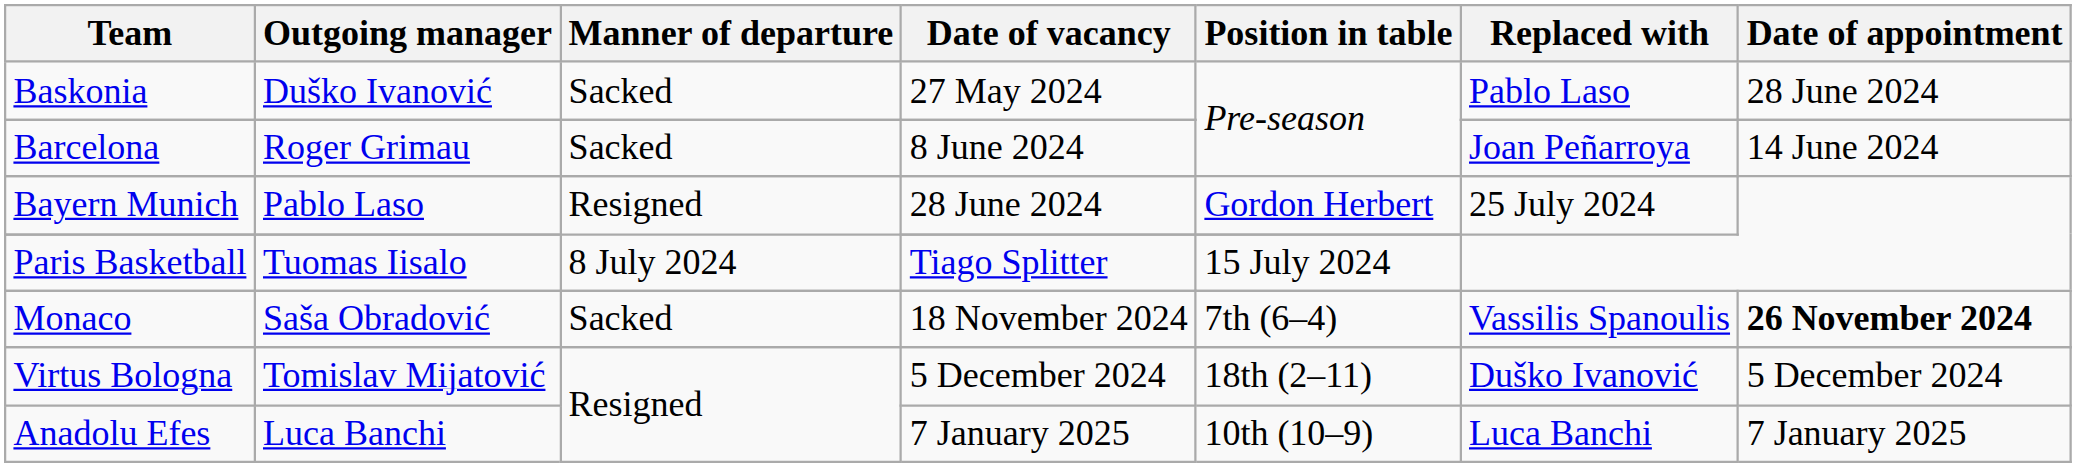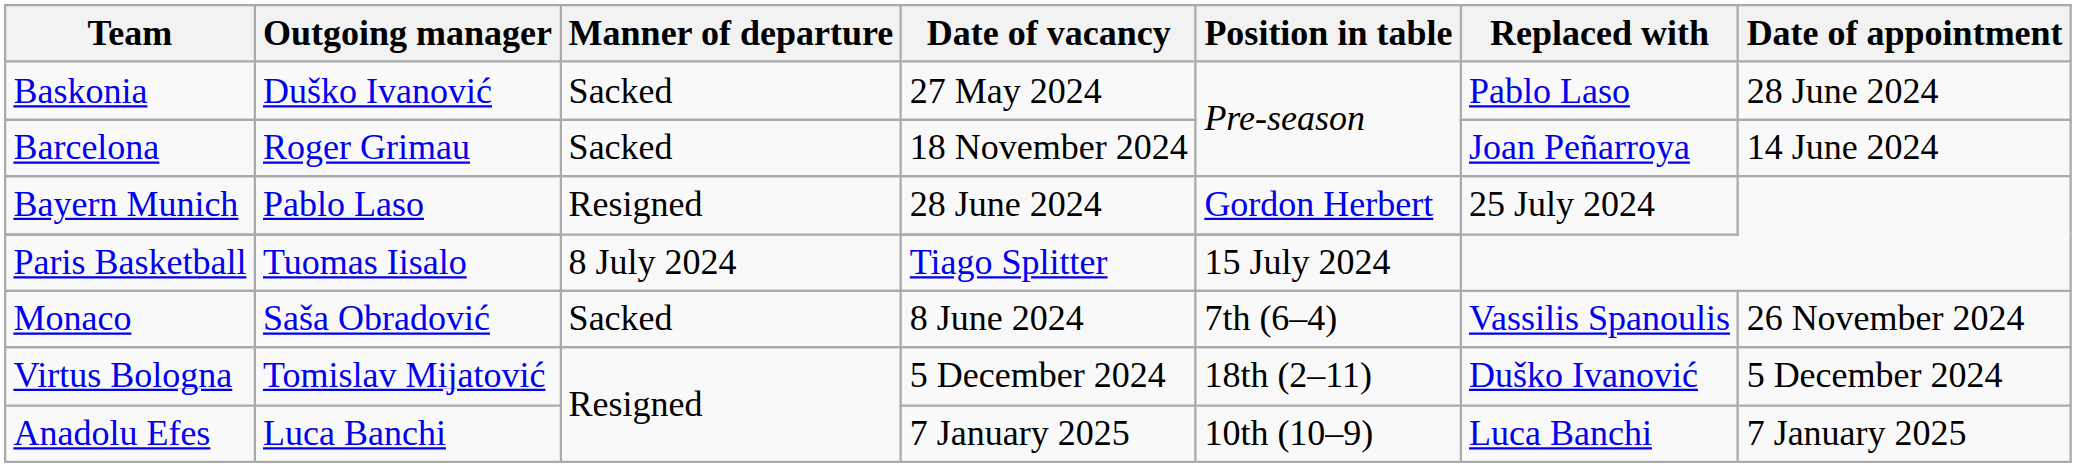(997, 147) 8 June 2024 -> (1049, 147) 18 November 2024
(1049, 318) 18 November 2024 -> (997, 318) 8 June 2024
(1889, 318) bold -> (1886, 318) normal
